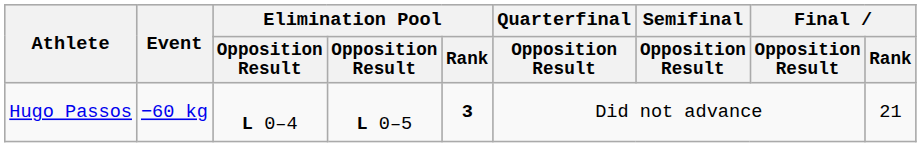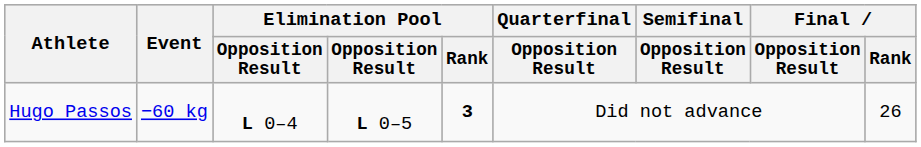(890, 112) 21 -> (890, 112) 26
